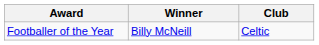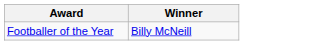- column: (276, 13)
